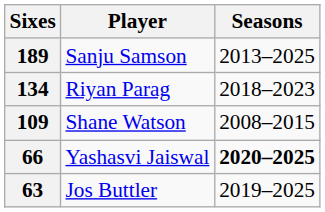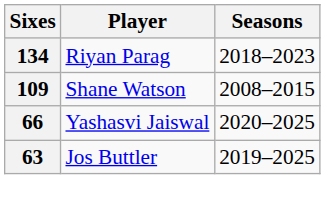- row: (33, 55)
(267, 156) bold -> (267, 122) normal
